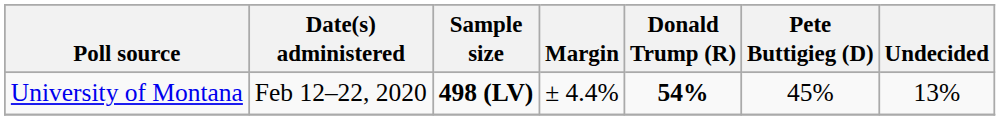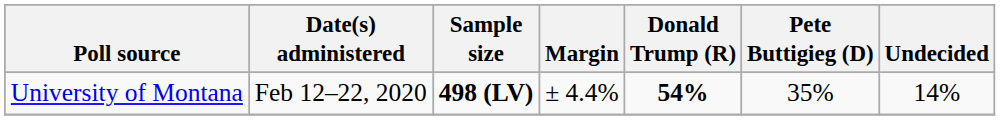(810, 93) 45% -> (810, 93) 35%
(937, 93) 13% -> (937, 93) 14%
